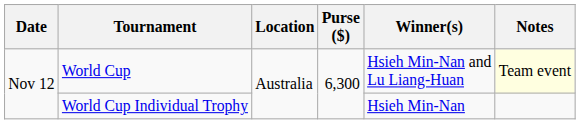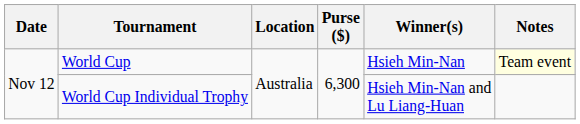(429, 71) Hsieh Min-Nan and Lu Liang-Huan -> (416, 61) Hsieh Min-Nan
(416, 106) Hsieh Min-Nan -> (429, 97) Hsieh Min-Nan and Lu Liang-Huan
